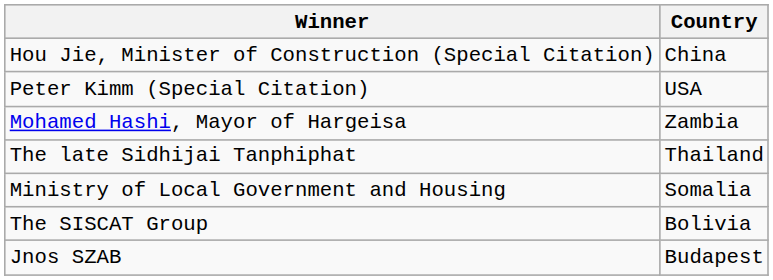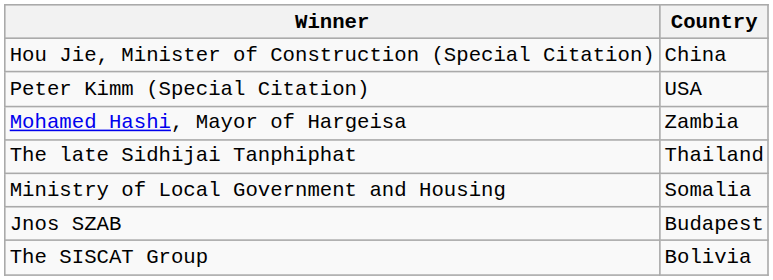rows swapped: (109, 224) <-> (66, 257)
